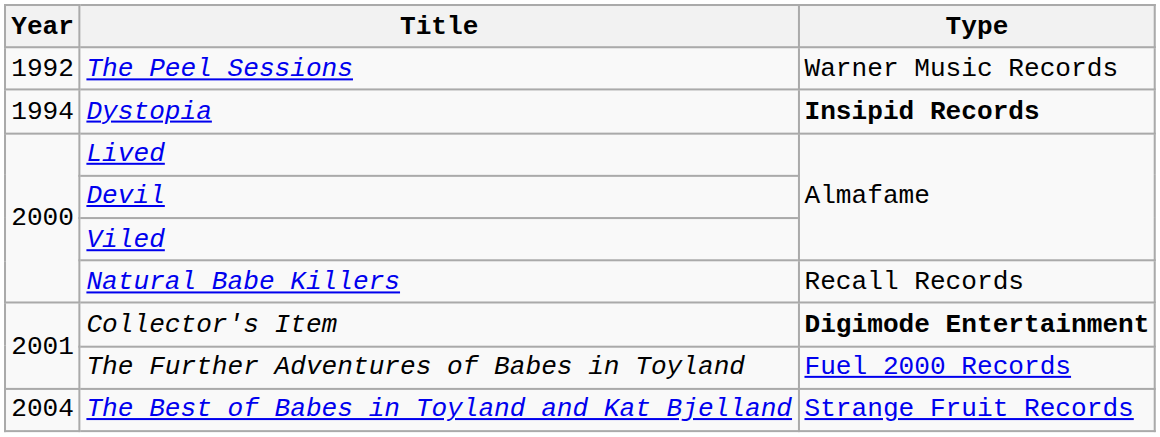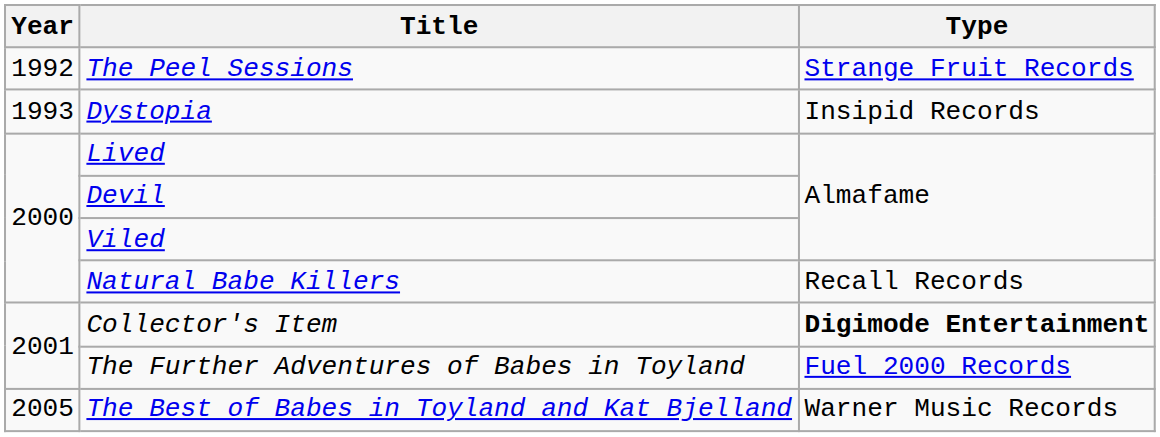(961, 69) Warner Music Records -> (969, 69) Strange Fruit Records
(43, 111) 1994 -> (43, 111) 1993
(922, 111) bold -> (922, 111) normal
(43, 410) 2004 -> (43, 410) 2005
(969, 410) Strange Fruit Records -> (961, 410) Warner Music Records
